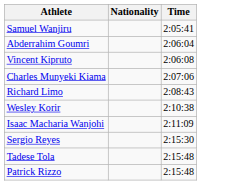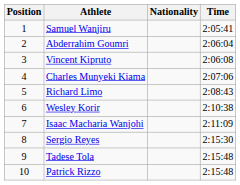+ column: (24, 12)
